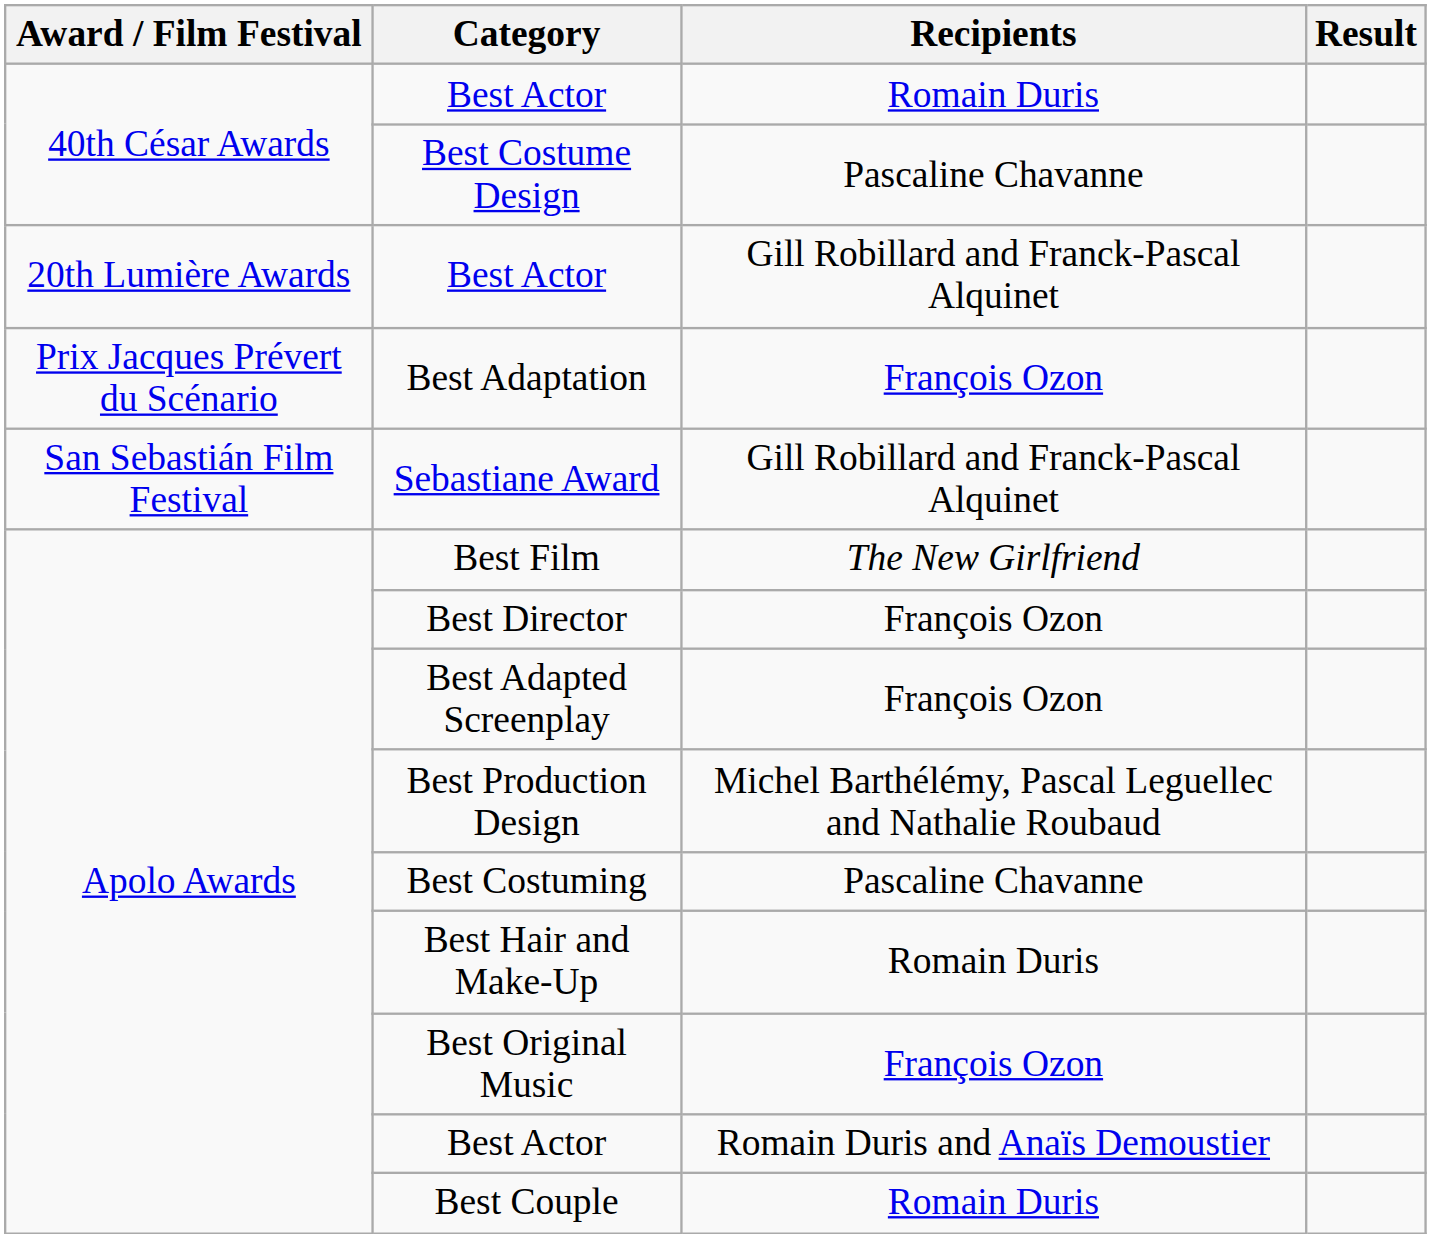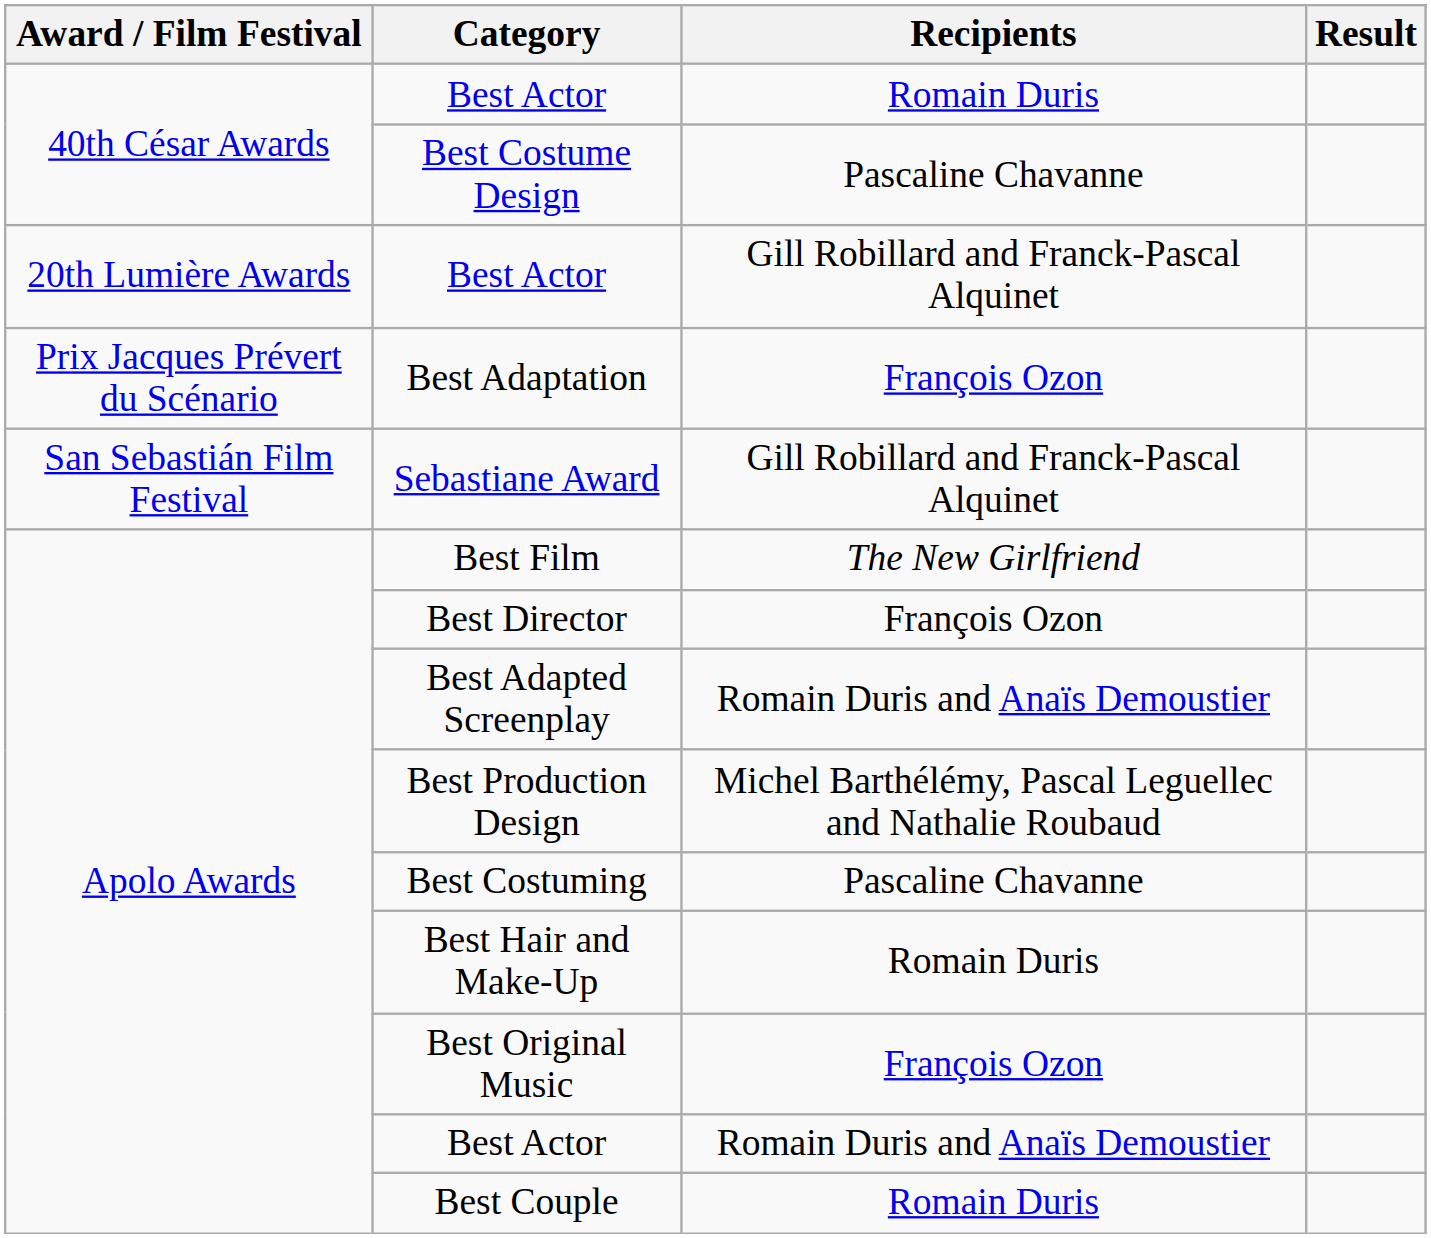(993, 698) François Ozon -> (993, 698) Romain Duris and Anaïs Demoustier
